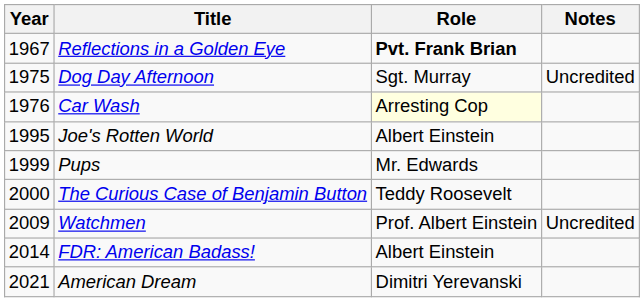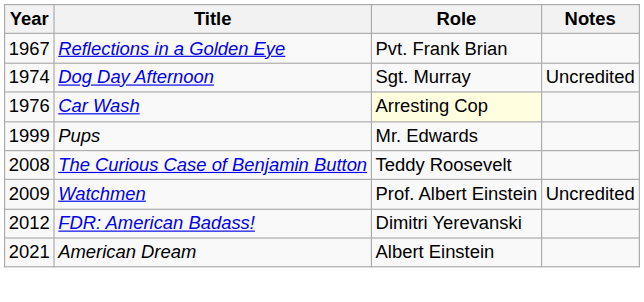(446, 48) bold -> (442, 48) normal
(29, 77) 1975 -> (29, 77) 1974
- row: (136, 135)
(29, 194) 2000 -> (29, 164) 2008
(29, 252) 2014 -> (29, 223) 2012
(435, 252) Albert Einstein -> (449, 223) Dimitri Yerevanski
(449, 281) Dimitri Yerevanski -> (435, 252) Albert Einstein
